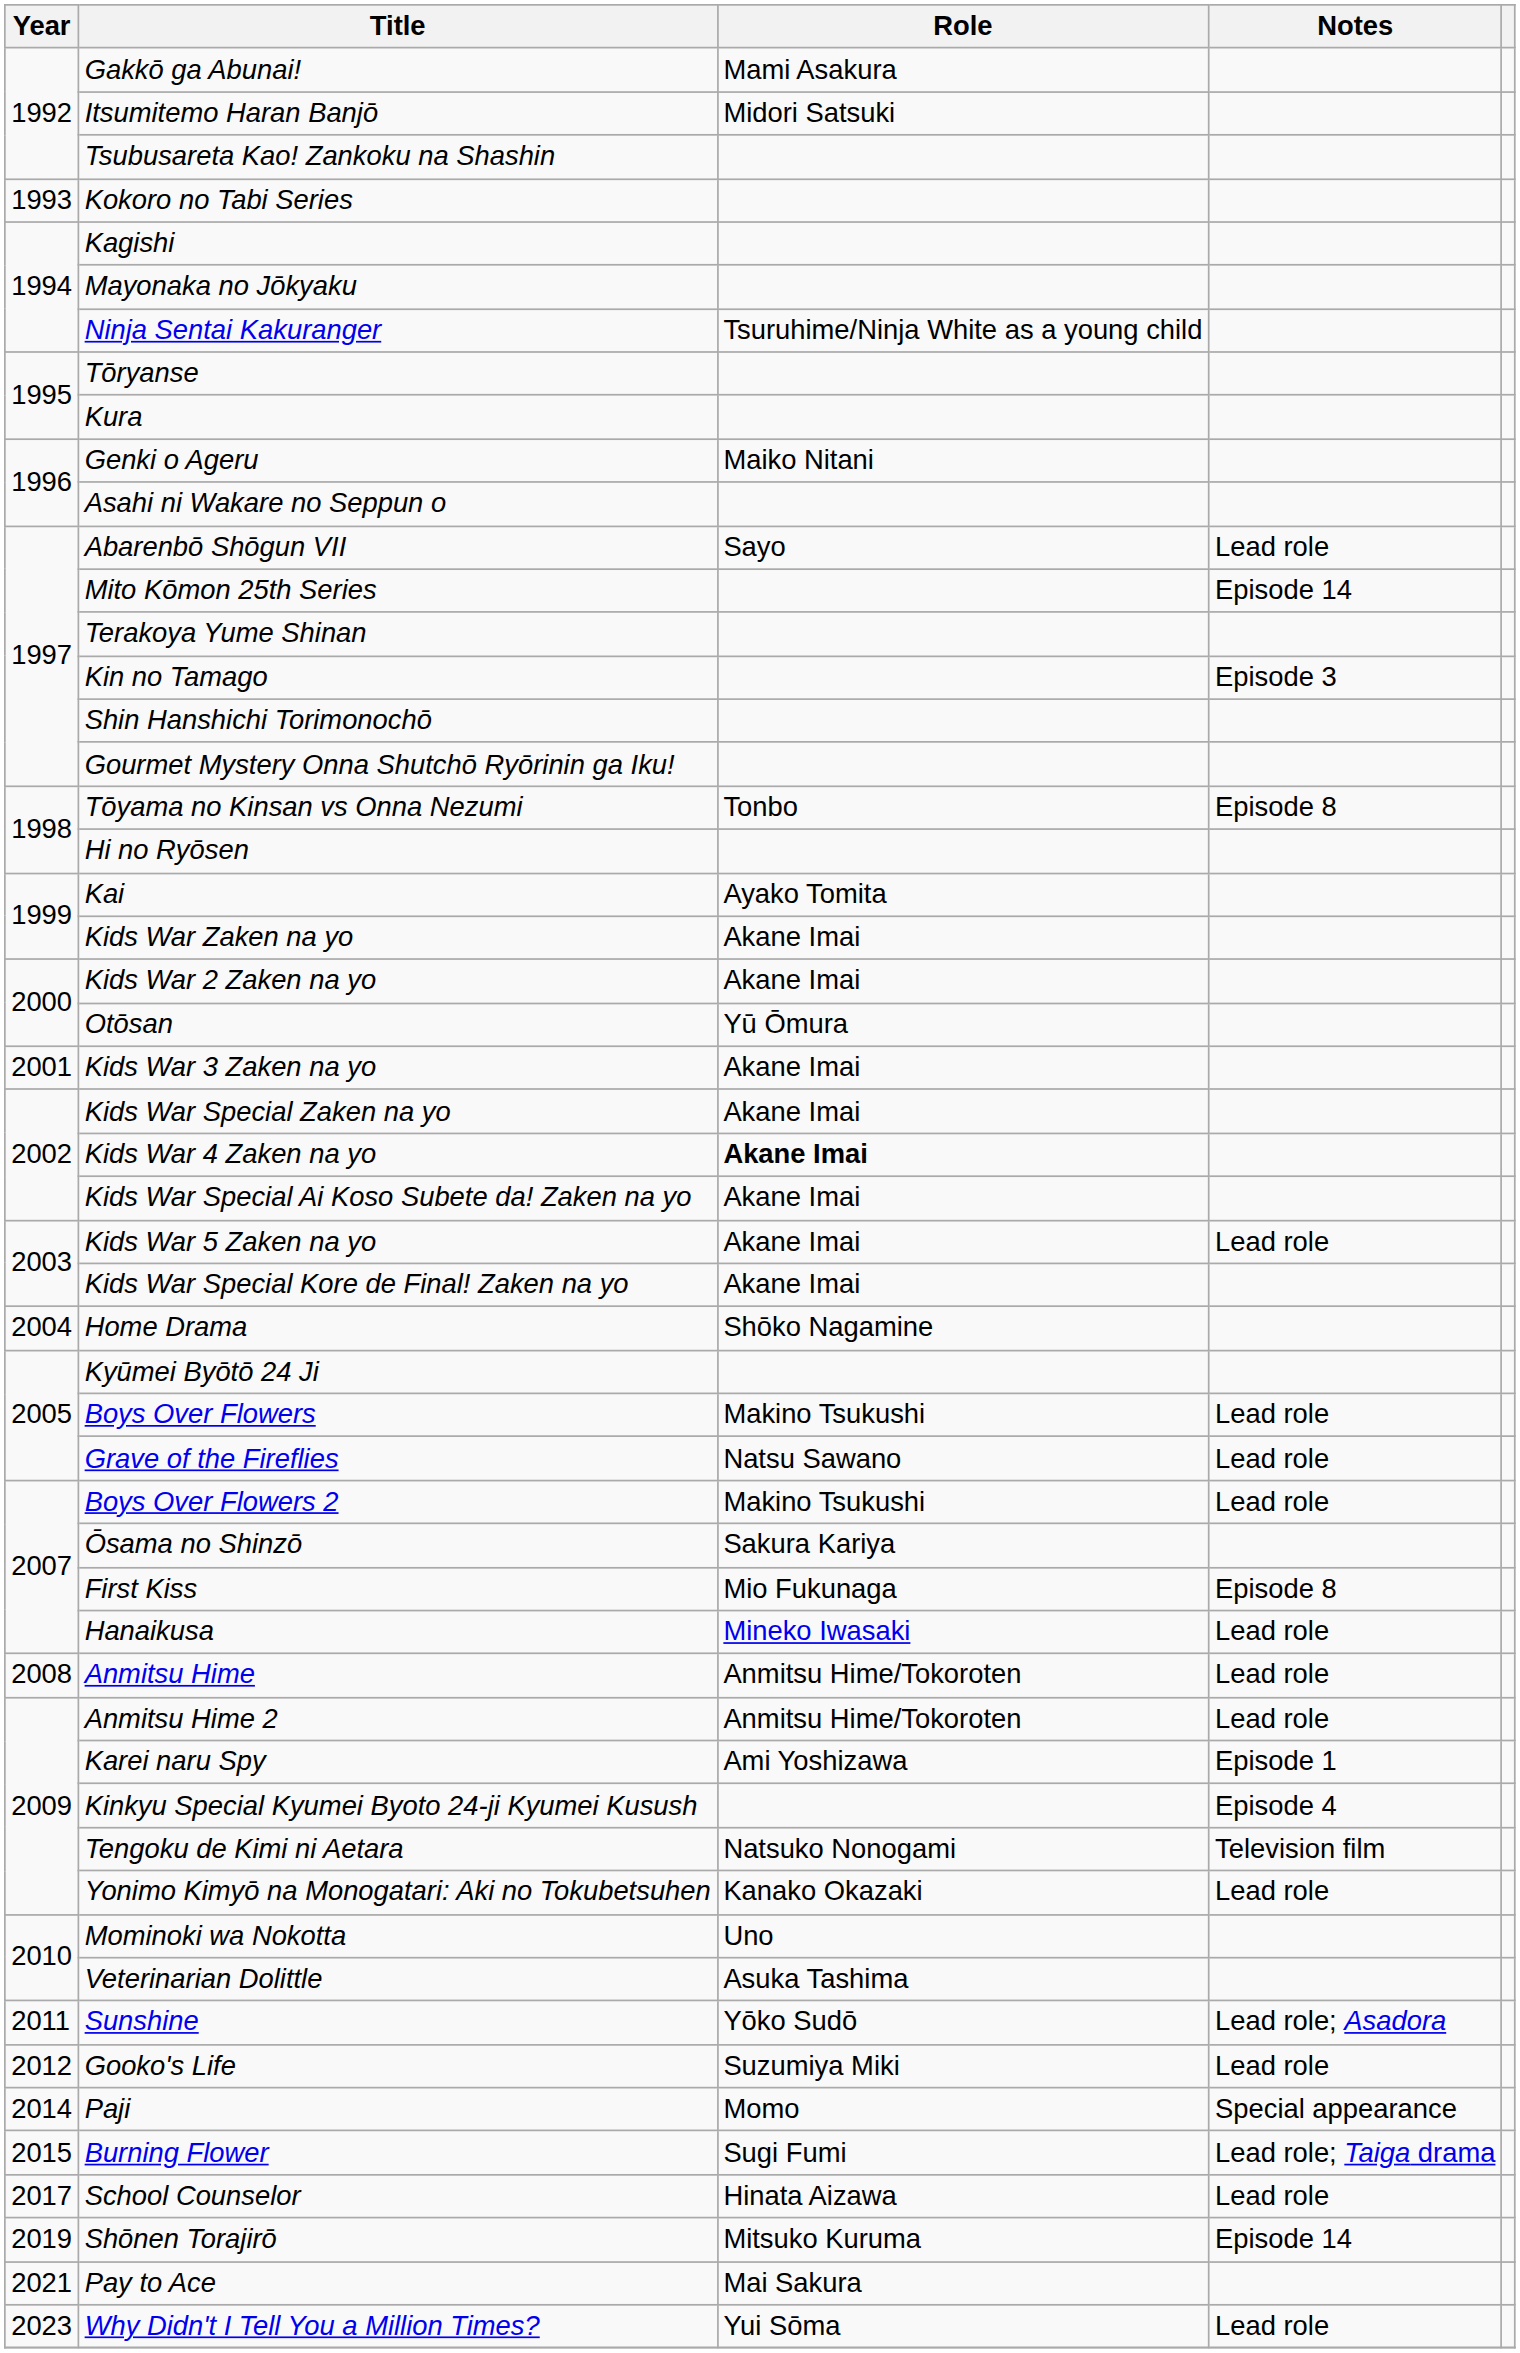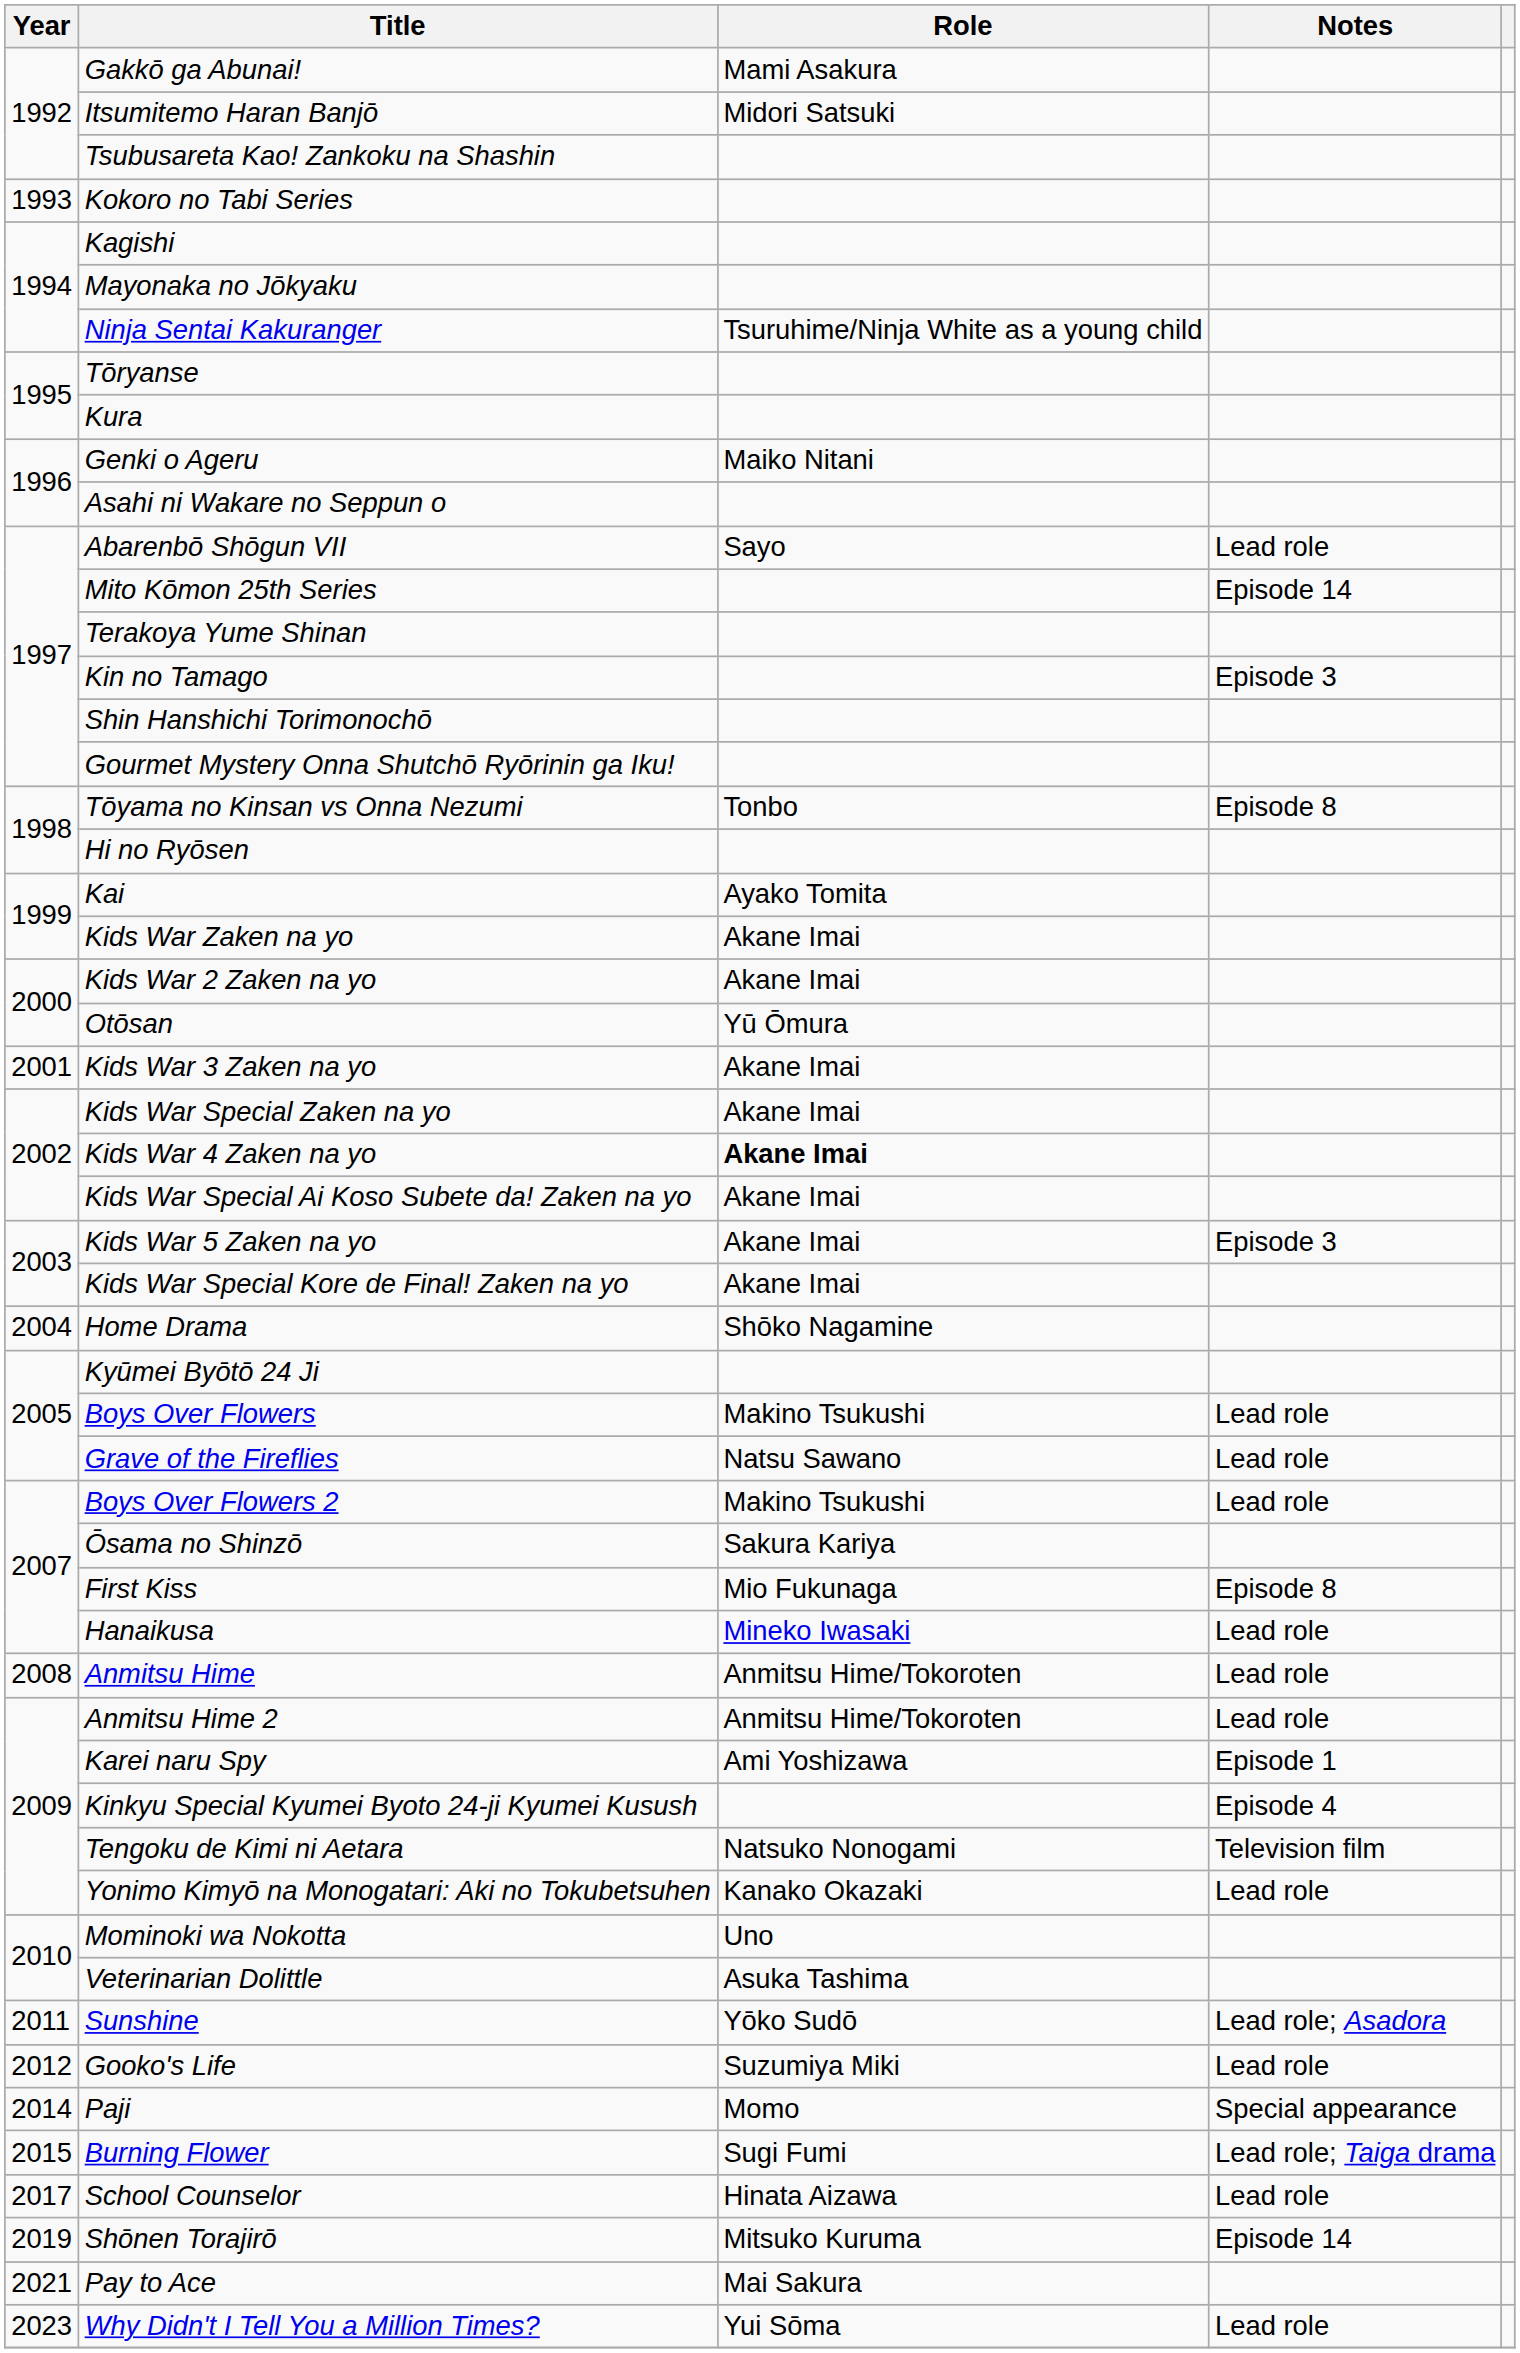(1272, 1241) Lead role -> (1276, 1241) Episode 3
